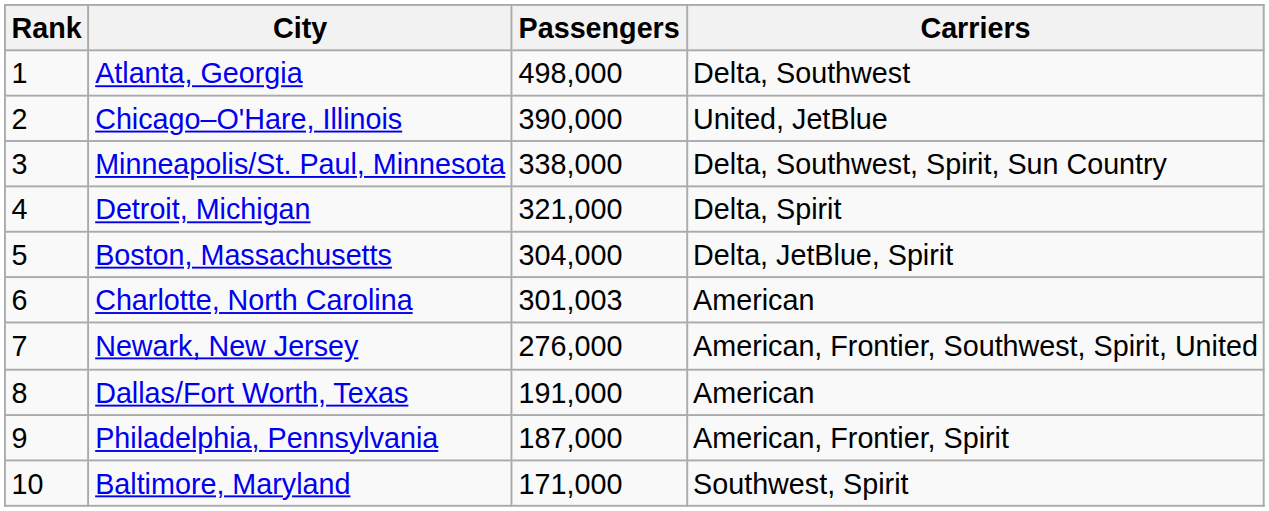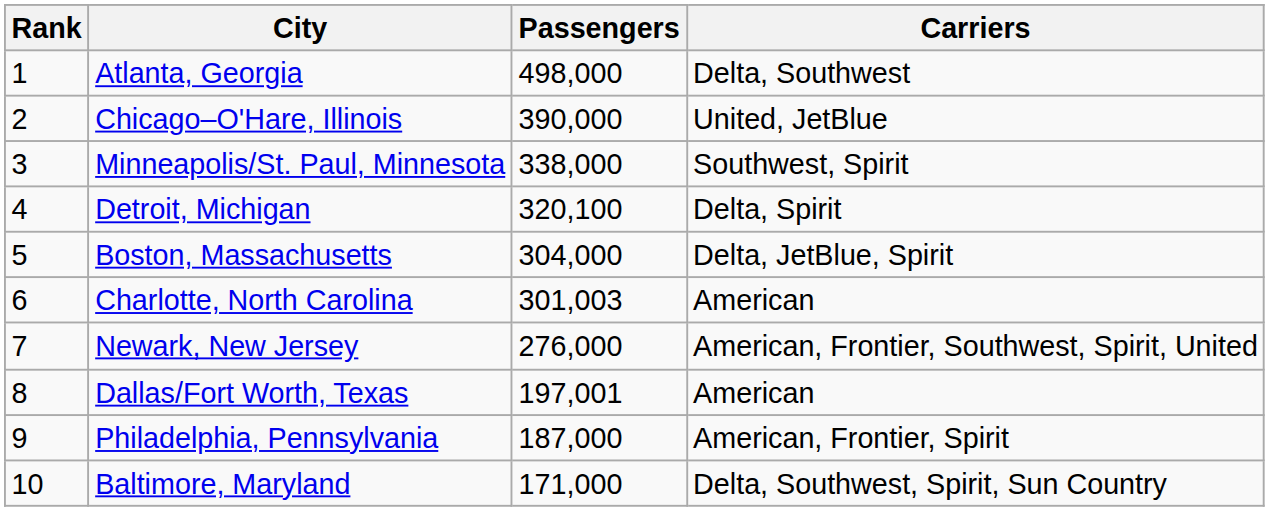(930, 164) Delta, Southwest, Spirit, Sun Country -> (801, 164) Southwest, Spirit
(570, 210) 321,000 -> (570, 210) 320,100
(570, 392) 191,000 -> (570, 392) 197,001
(801, 483) Southwest, Spirit -> (930, 483) Delta, Southwest, Spirit, Sun Country
